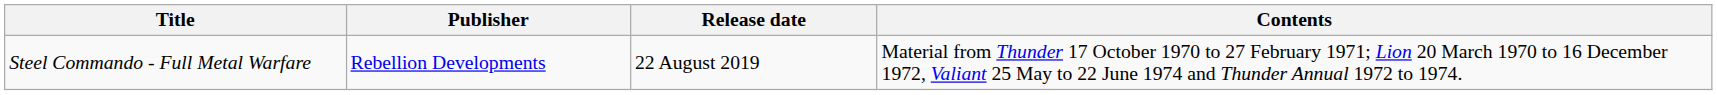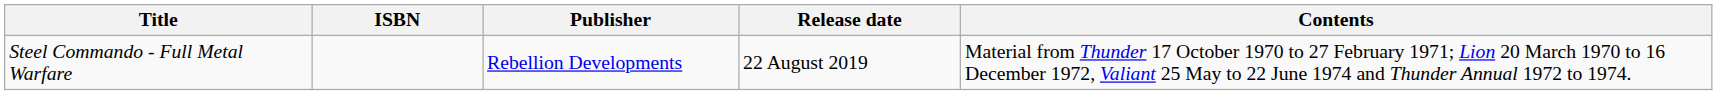+ column: (397, 20)
